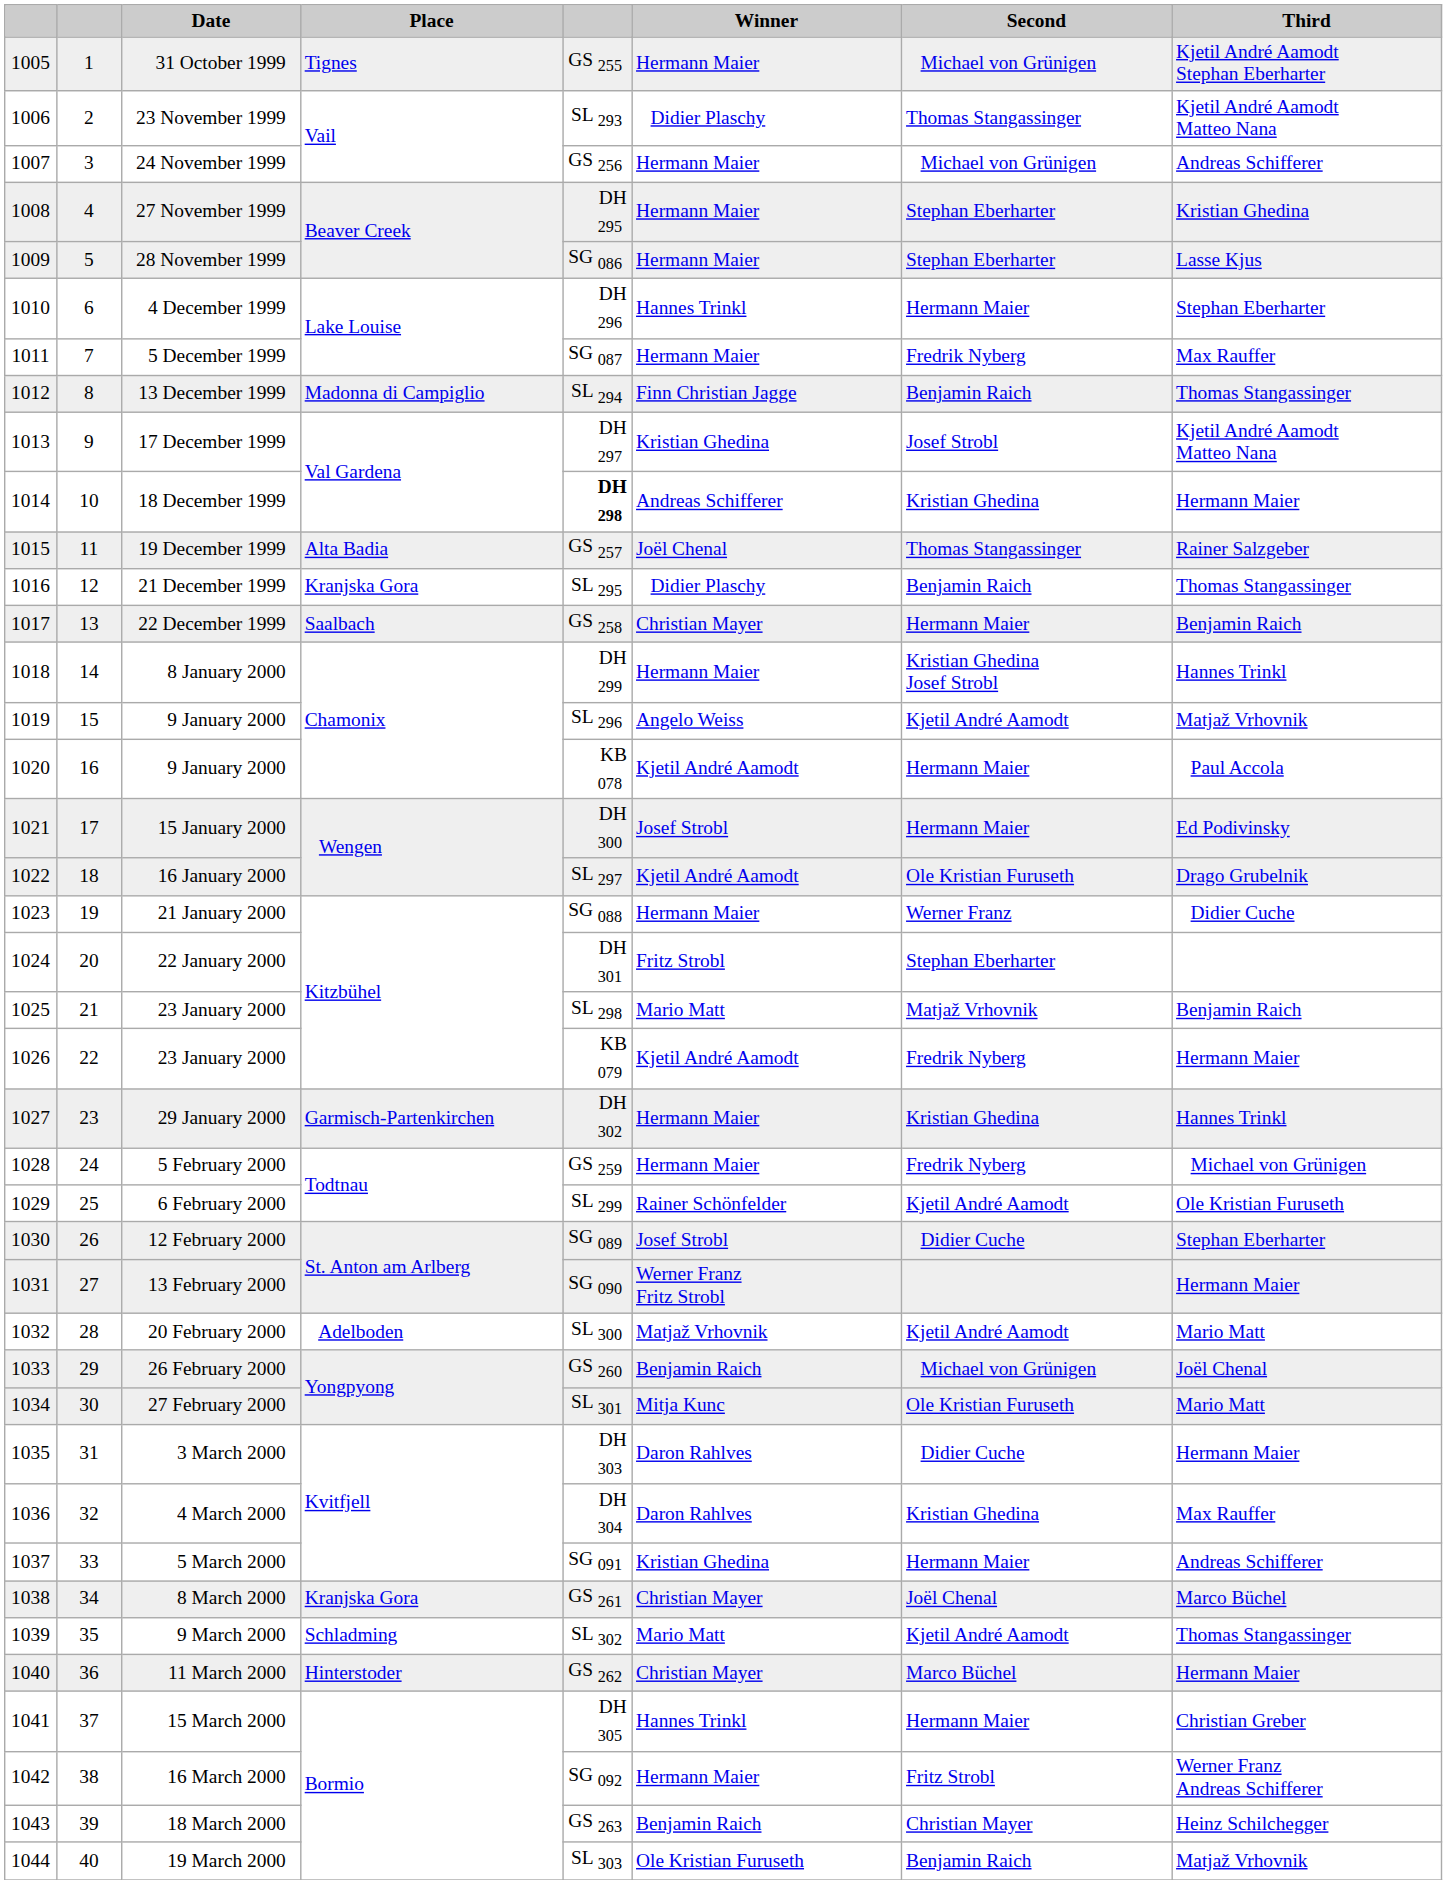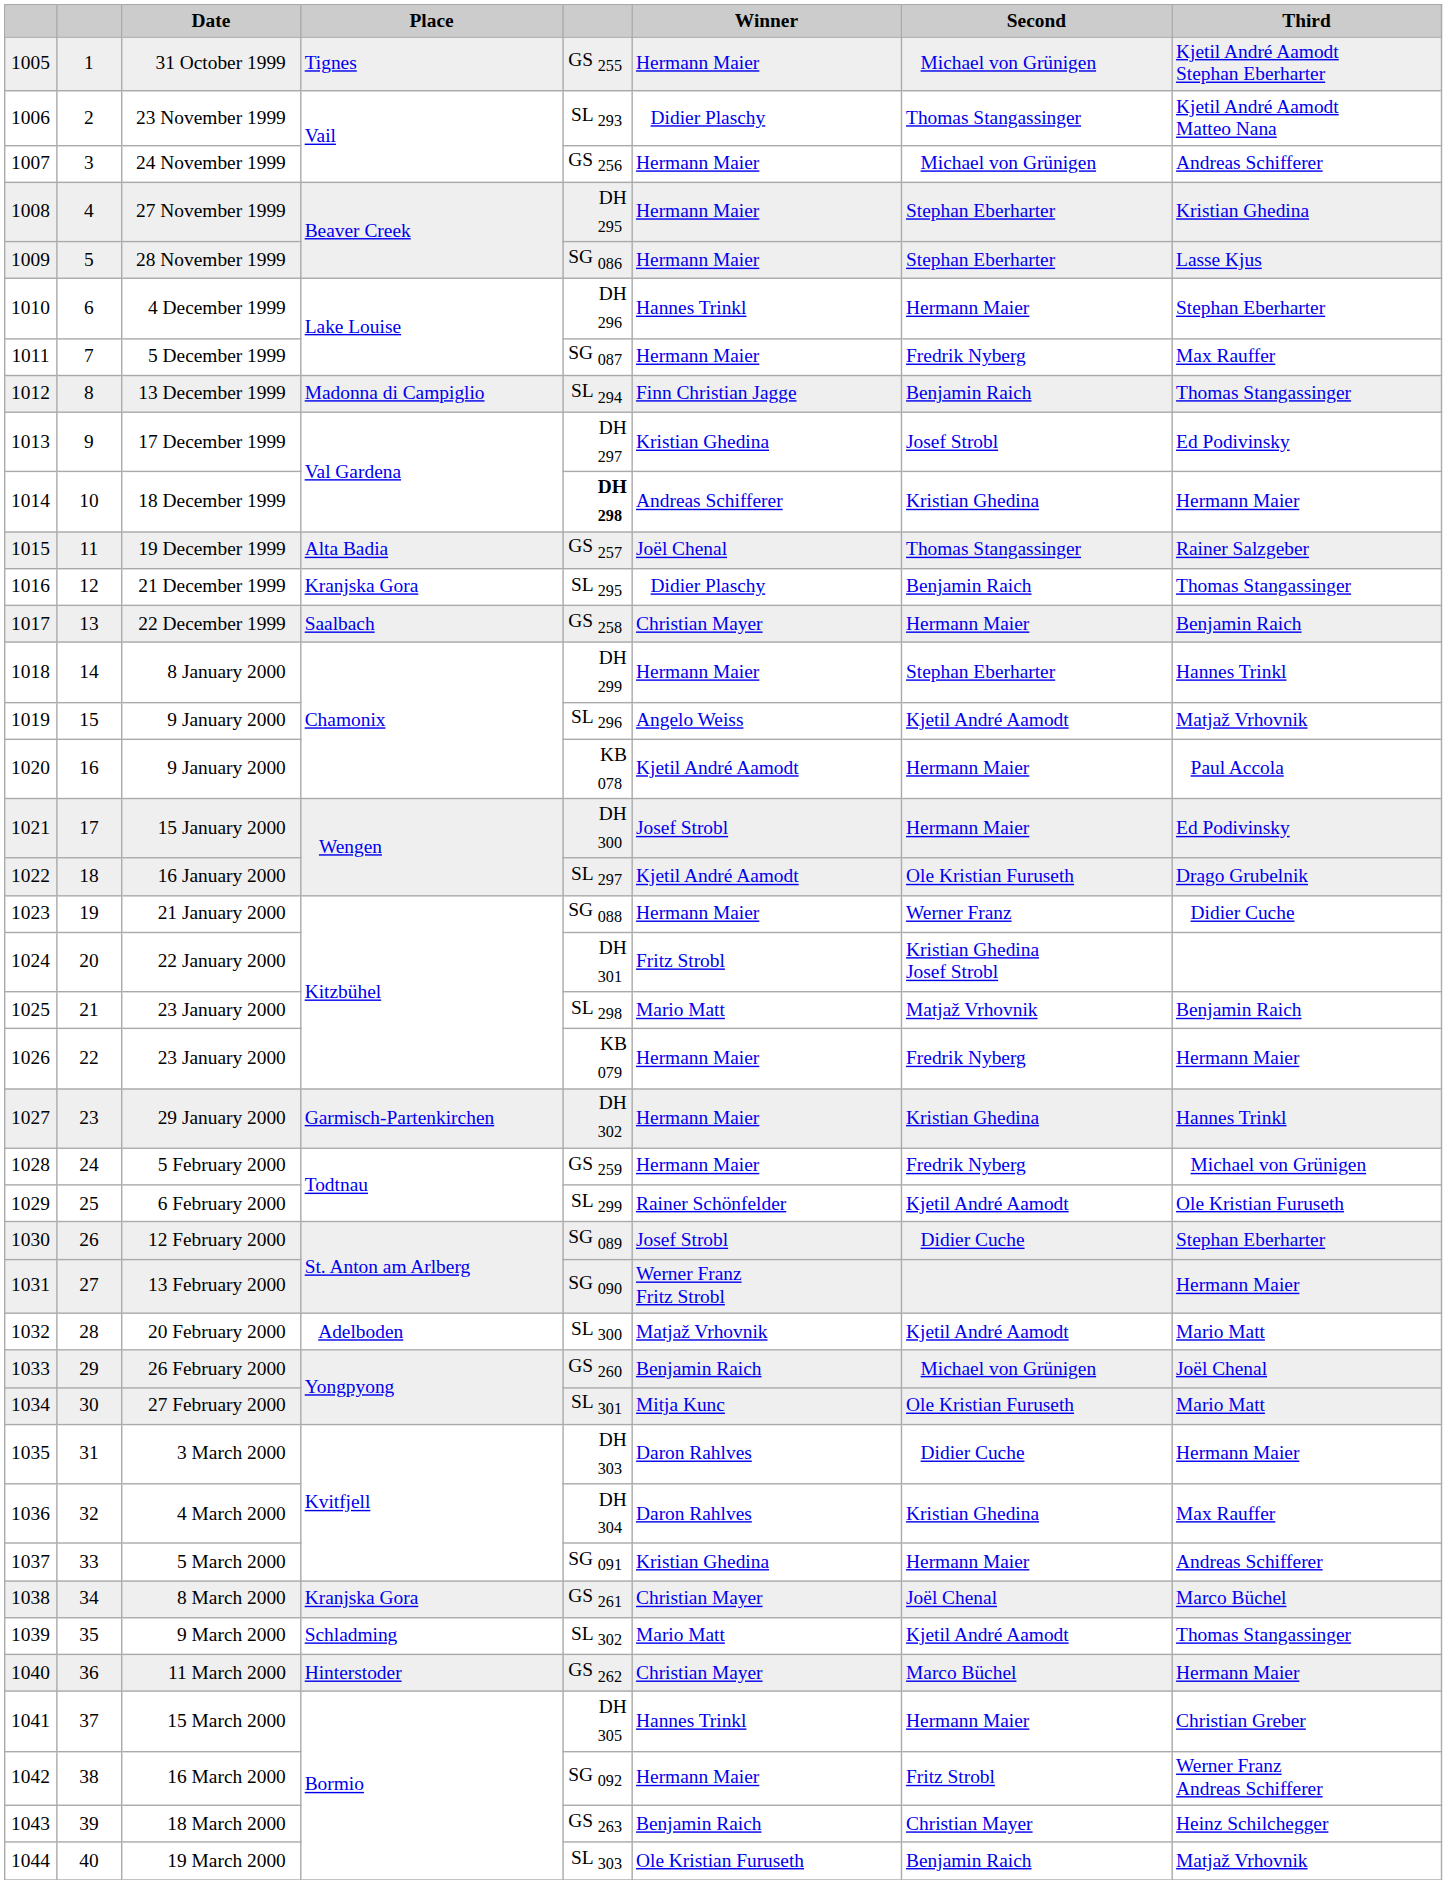(1257, 441) Kjetil André Aamodt Matteo Nana -> (1233, 441) Ed Podivinsky
(973, 671) Kristian Ghedina Josef Strobl -> (981, 671) Stephan Eberharter
(981, 961) Stephan Eberharter -> (973, 961) Kristian Ghedina Josef Strobl
(717, 1058) Kjetil André Aamodt -> (698, 1058) Hermann Maier
